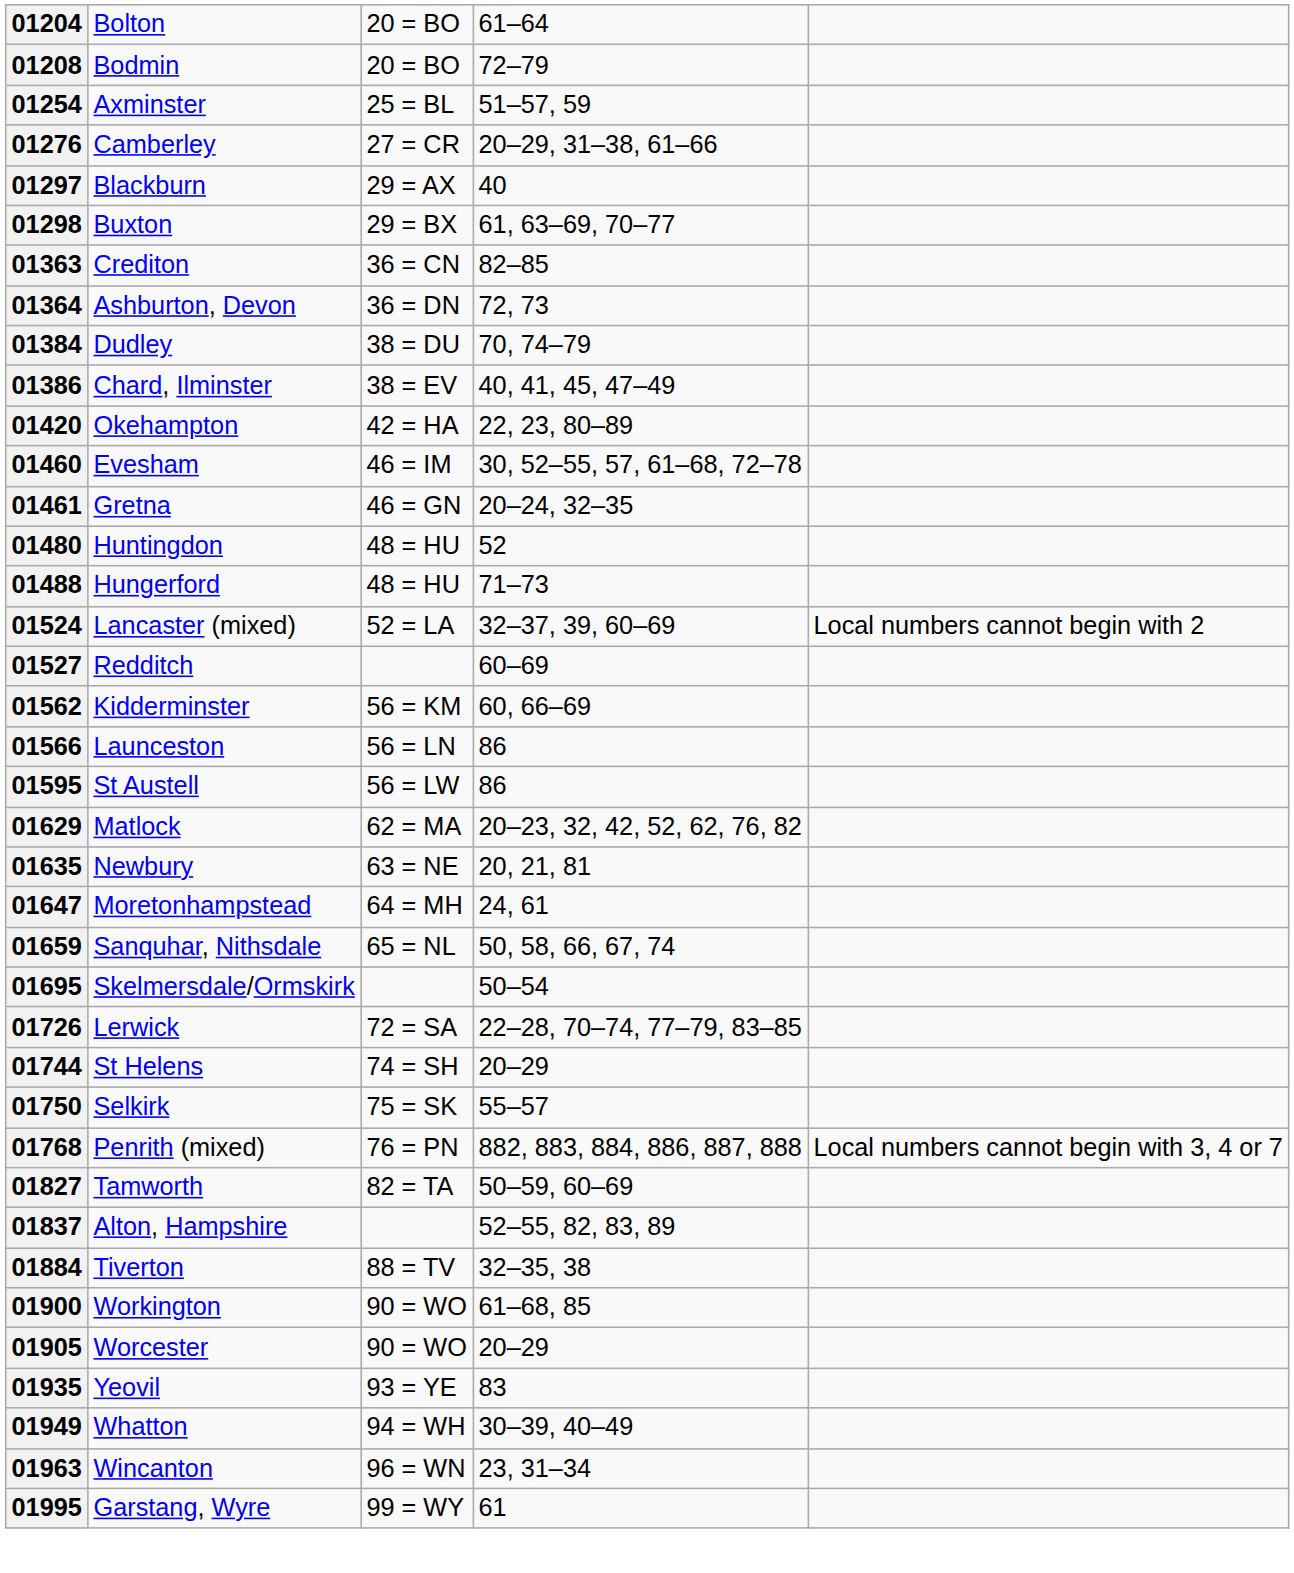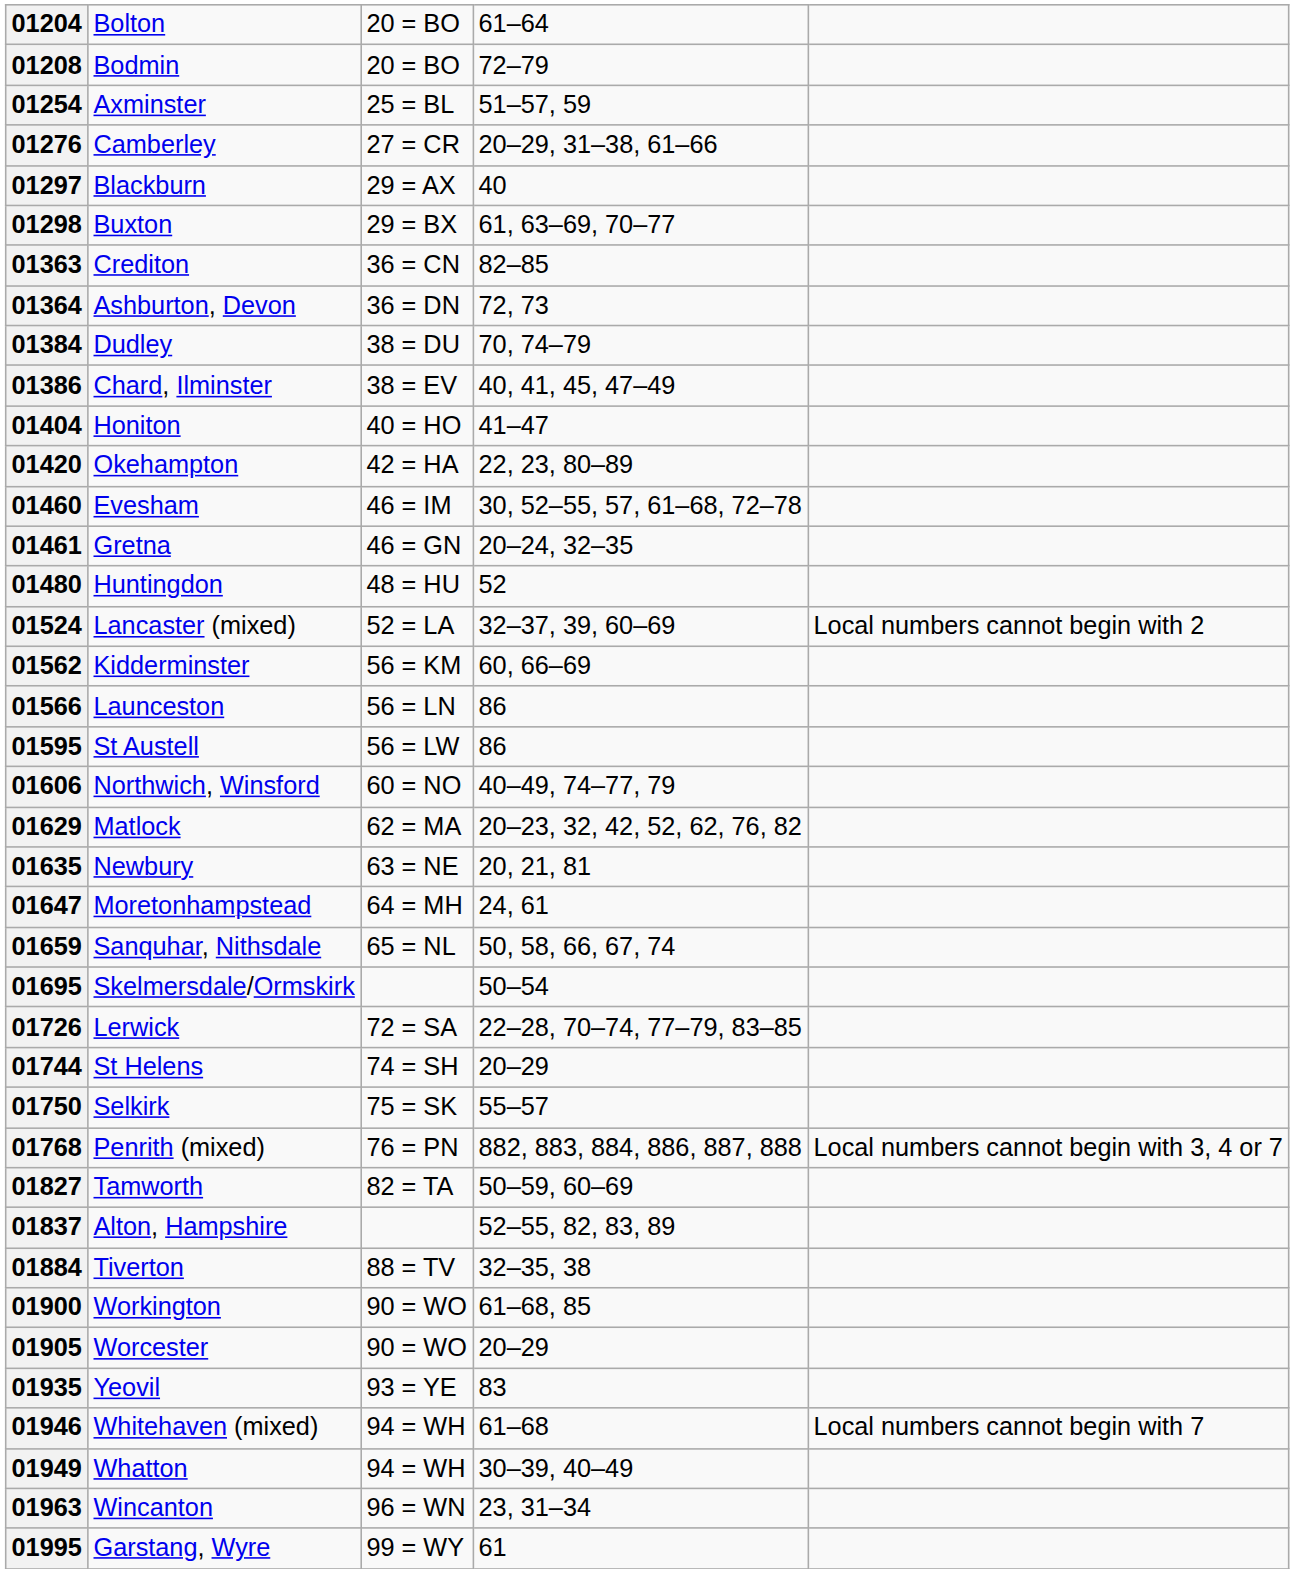+ row: (47, 425)
- row: (47, 585)
- row: (47, 666)
+ row: (47, 786)
+ row: (47, 1427)
